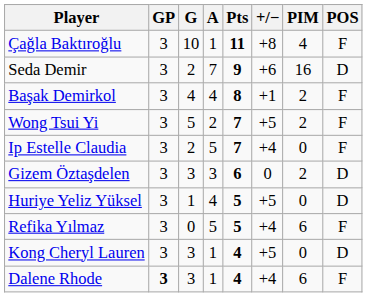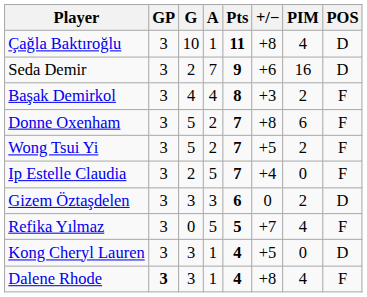(343, 43) F -> (343, 43) D
(268, 95) +1 -> (268, 95) +3
+ row: (64, 122)
- row: (75, 200)
(268, 226) +4 -> (268, 226) +7
(303, 226) 6 -> (303, 226) 4
(268, 278) +4 -> (268, 278) +8
(303, 278) 6 -> (303, 278) 4
